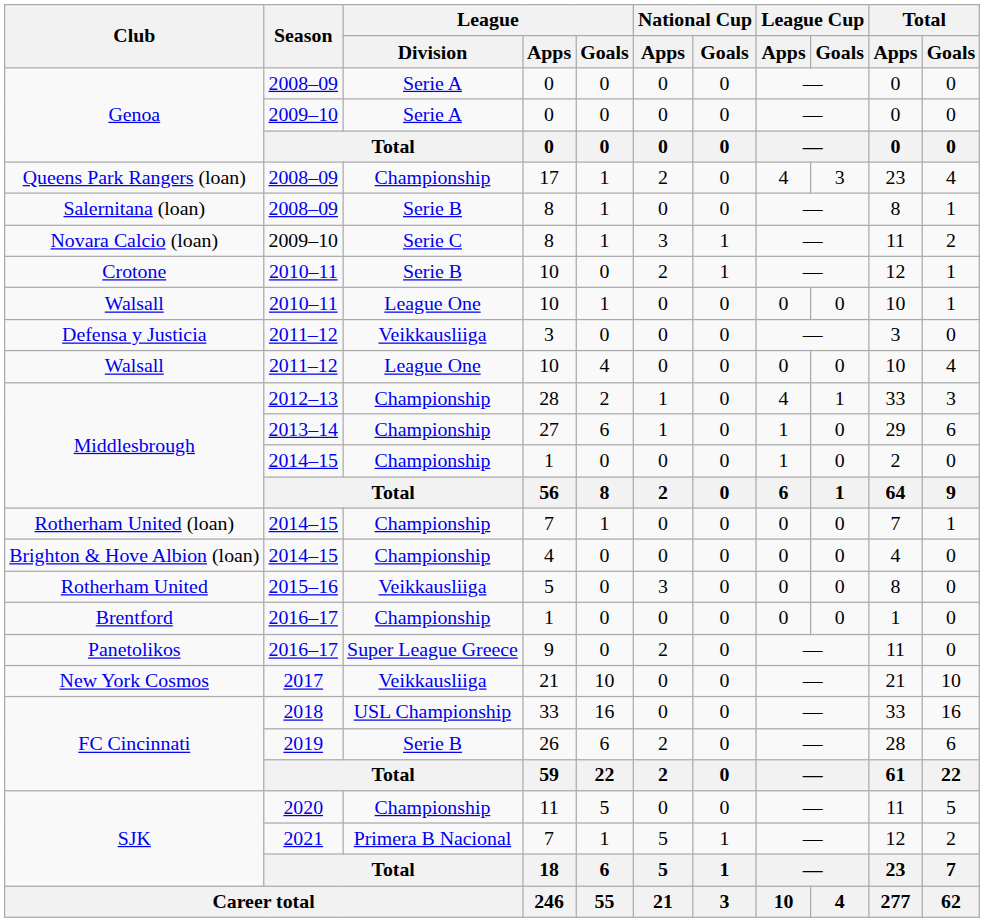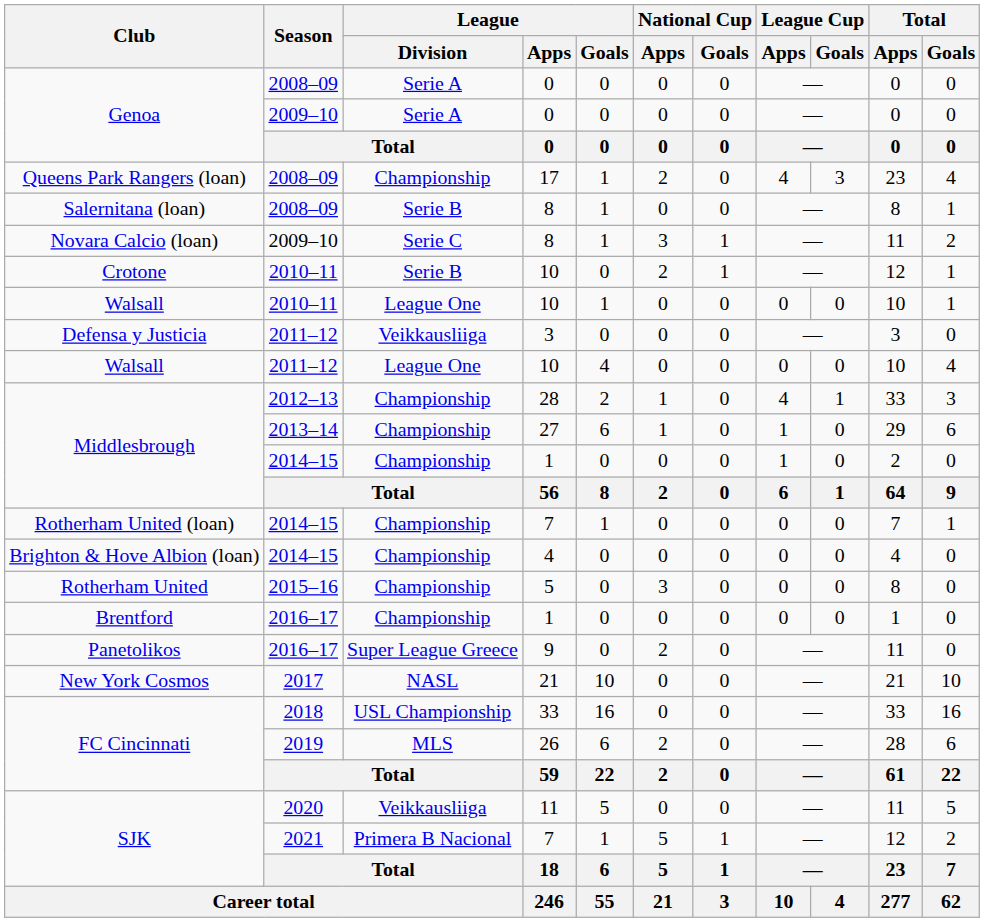(432, 586) Veikkausliiga -> (432, 586) Championship
(432, 680) Veikkausliiga -> (432, 680) NASL
(432, 743) Serie B -> (432, 743) MLS
(432, 806) Championship -> (432, 806) Veikkausliiga
